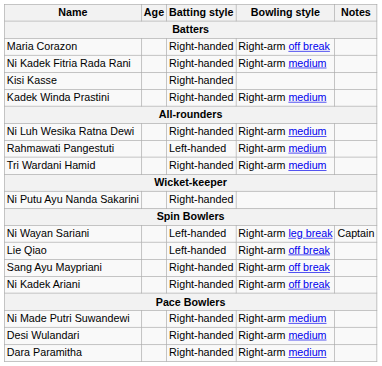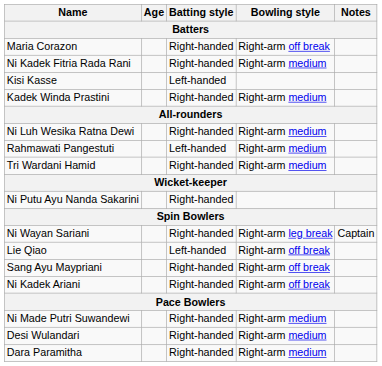(201, 81) Right-handed -> (198, 81) Left-handed
(198, 234) Left-handed -> (201, 234) Right-handed
